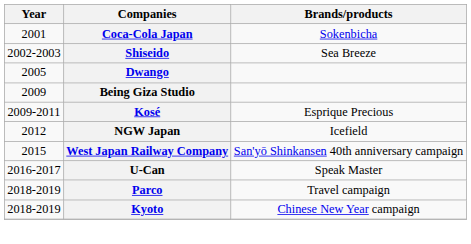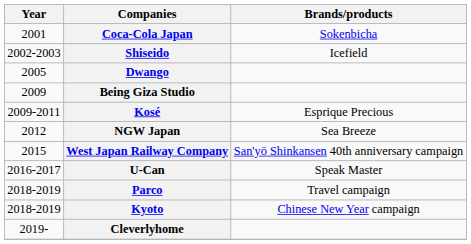(349, 53) Sea Breeze -> (349, 53) Icefield
(349, 131) Icefield -> (349, 131) Sea Breeze
+ row: (147, 229)
